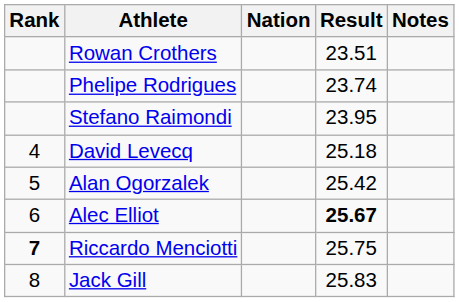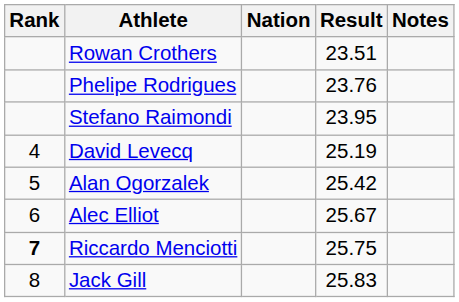(351, 85) 23.74 -> (351, 85) 23.76
(351, 150) 25.18 -> (351, 150) 25.19
(351, 215) bold -> (351, 215) normal
